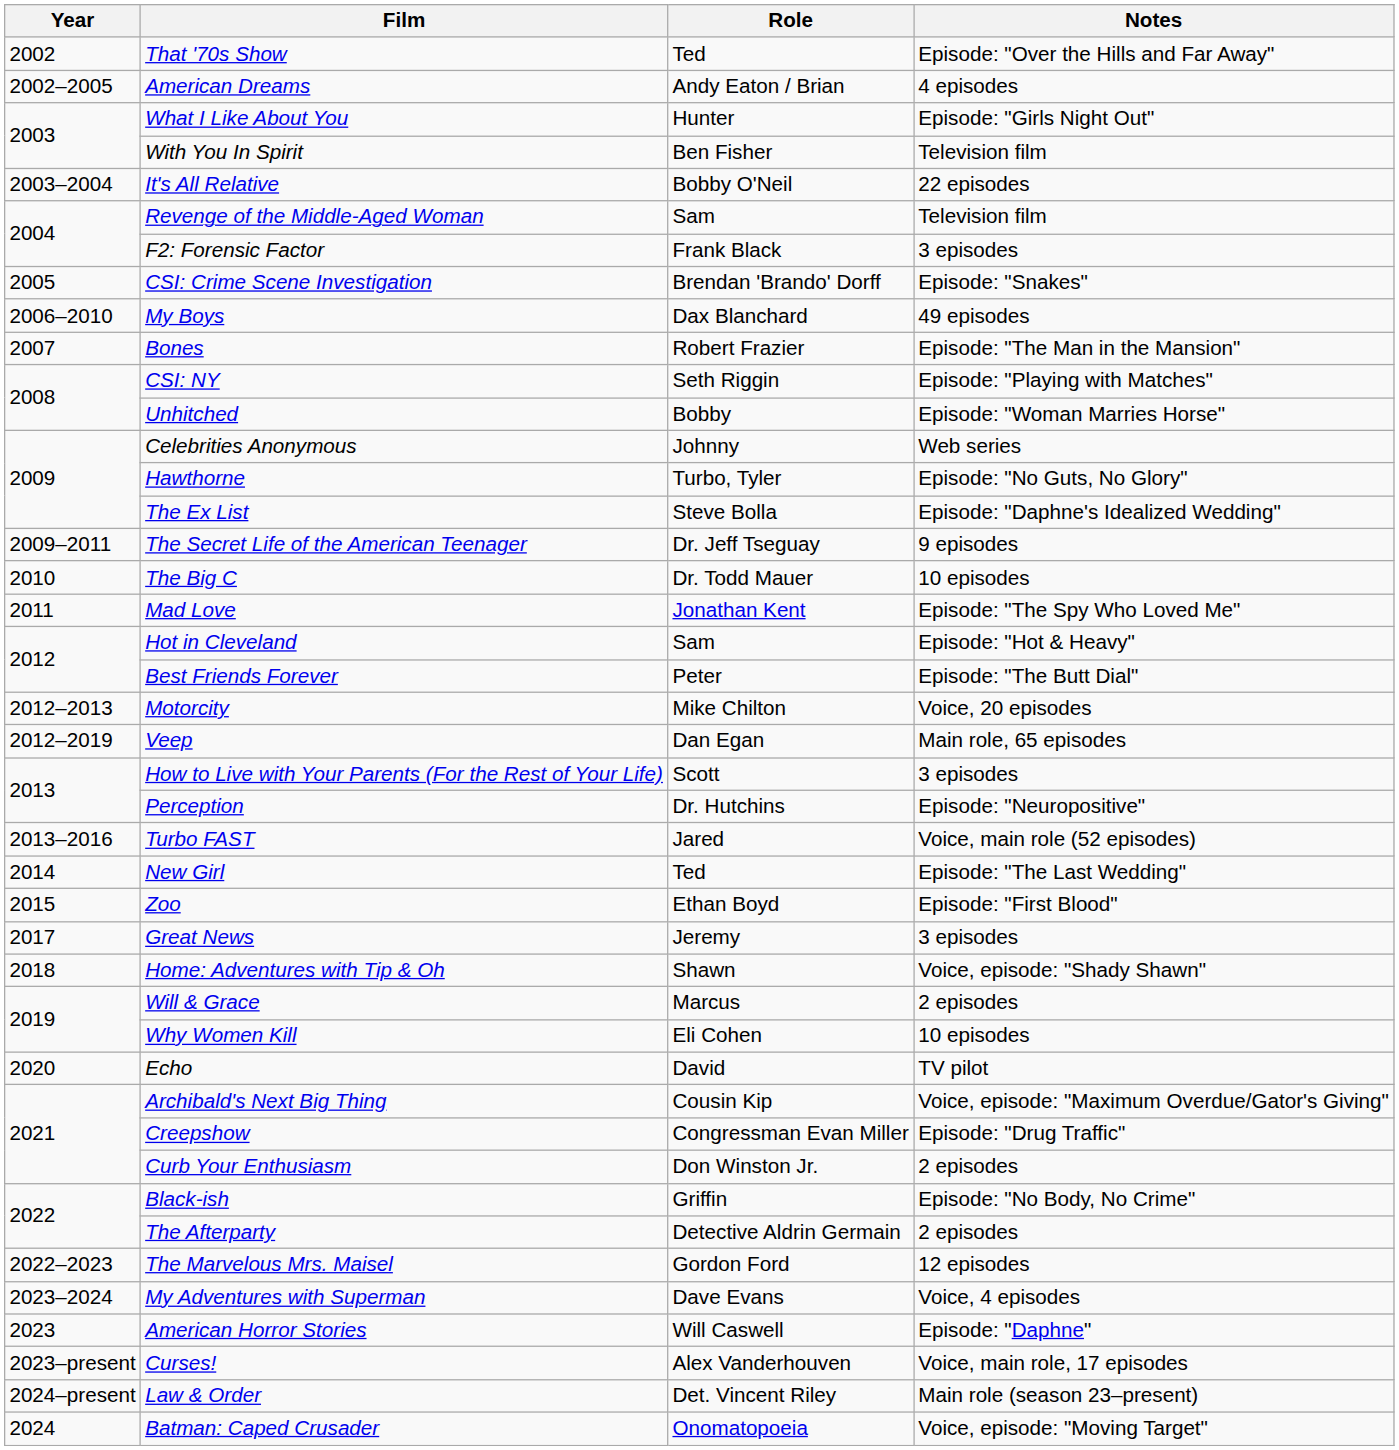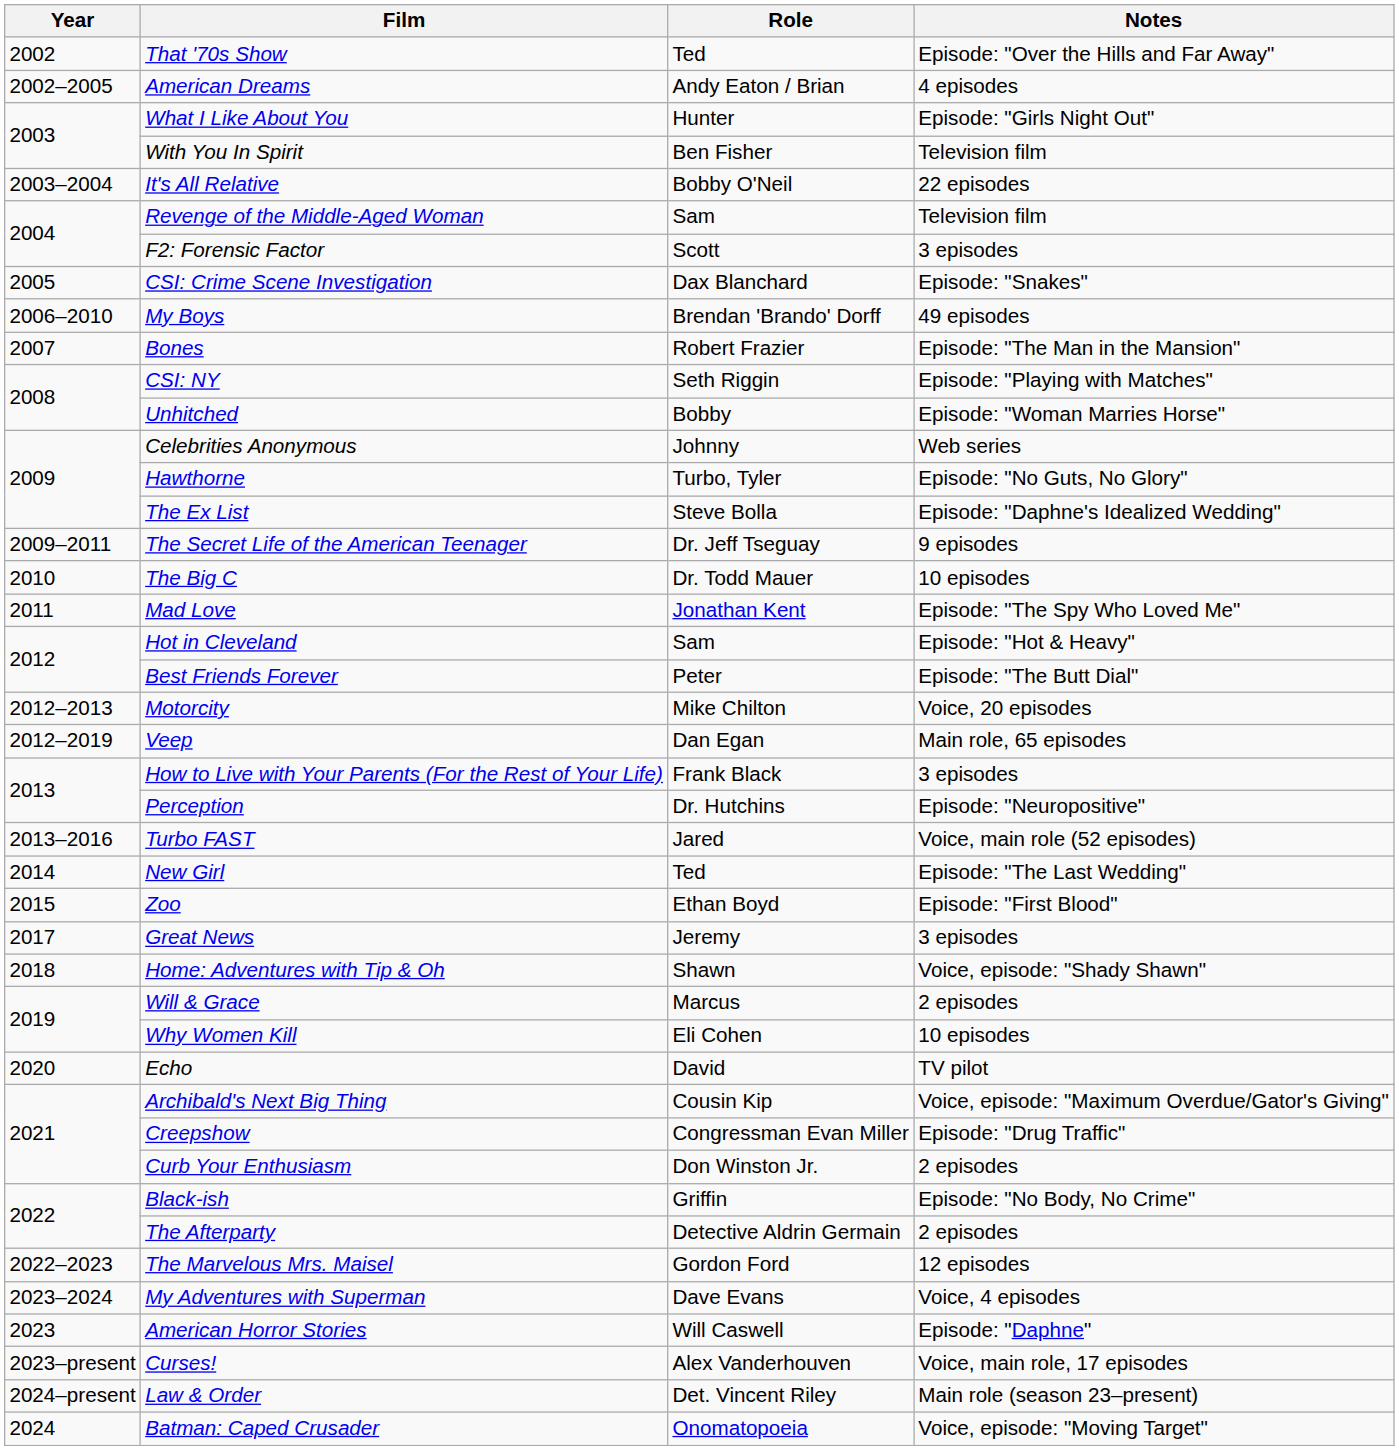(727, 250) Frank Black -> (696, 250) Scott
(777, 282) Brendan 'Brando' Dorff -> (740, 282) Dax Blanchard
(740, 315) Dax Blanchard -> (777, 315) Brendan 'Brando' Dorff
(696, 773) Scott -> (727, 773) Frank Black
